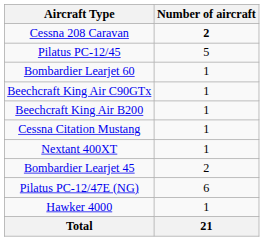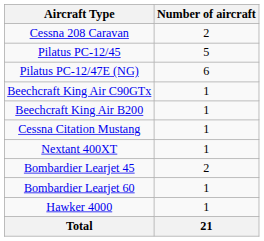(206, 33) bold -> (206, 33) normal
rows swapped: (79, 187) <-> (79, 71)
